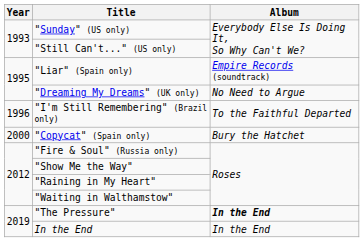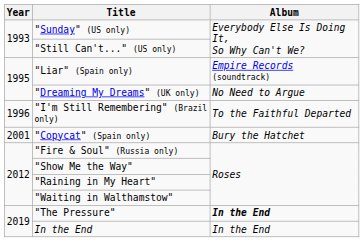(18, 135) 2000 -> (18, 135) 2001
